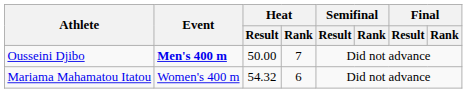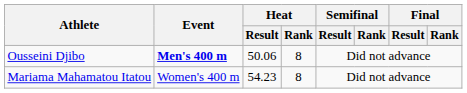(262, 56) 50.00 -> (262, 56) 50.06
(298, 56) 7 -> (298, 56) 8
(262, 77) 54.32 -> (262, 77) 54.23
(298, 77) 6 -> (298, 77) 8
